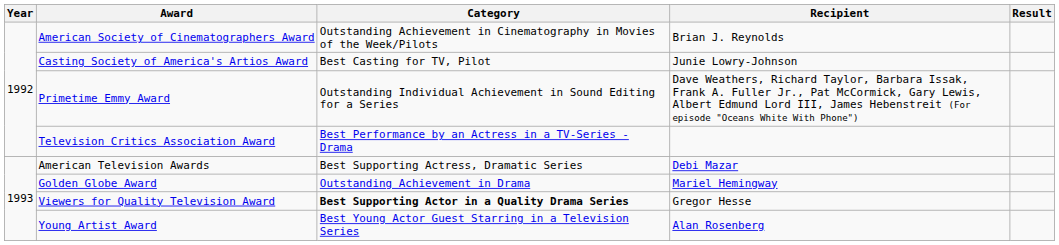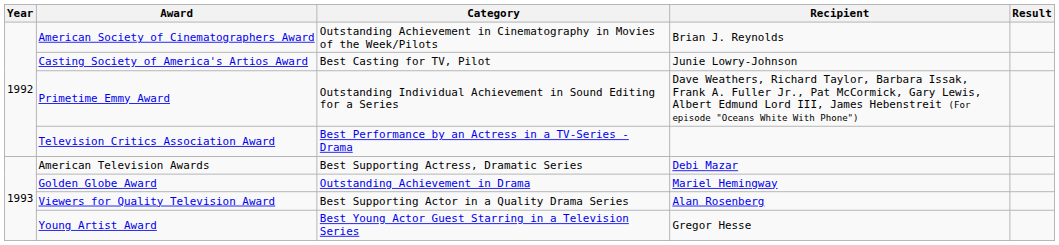(474, 201) bold -> (474, 201) normal
(712, 201) Gregor Hesse -> (718, 201) Alan Rosenberg
(718, 225) Alan Rosenberg -> (712, 225) Gregor Hesse
